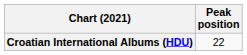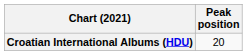(219, 42) 22 -> (219, 42) 20
